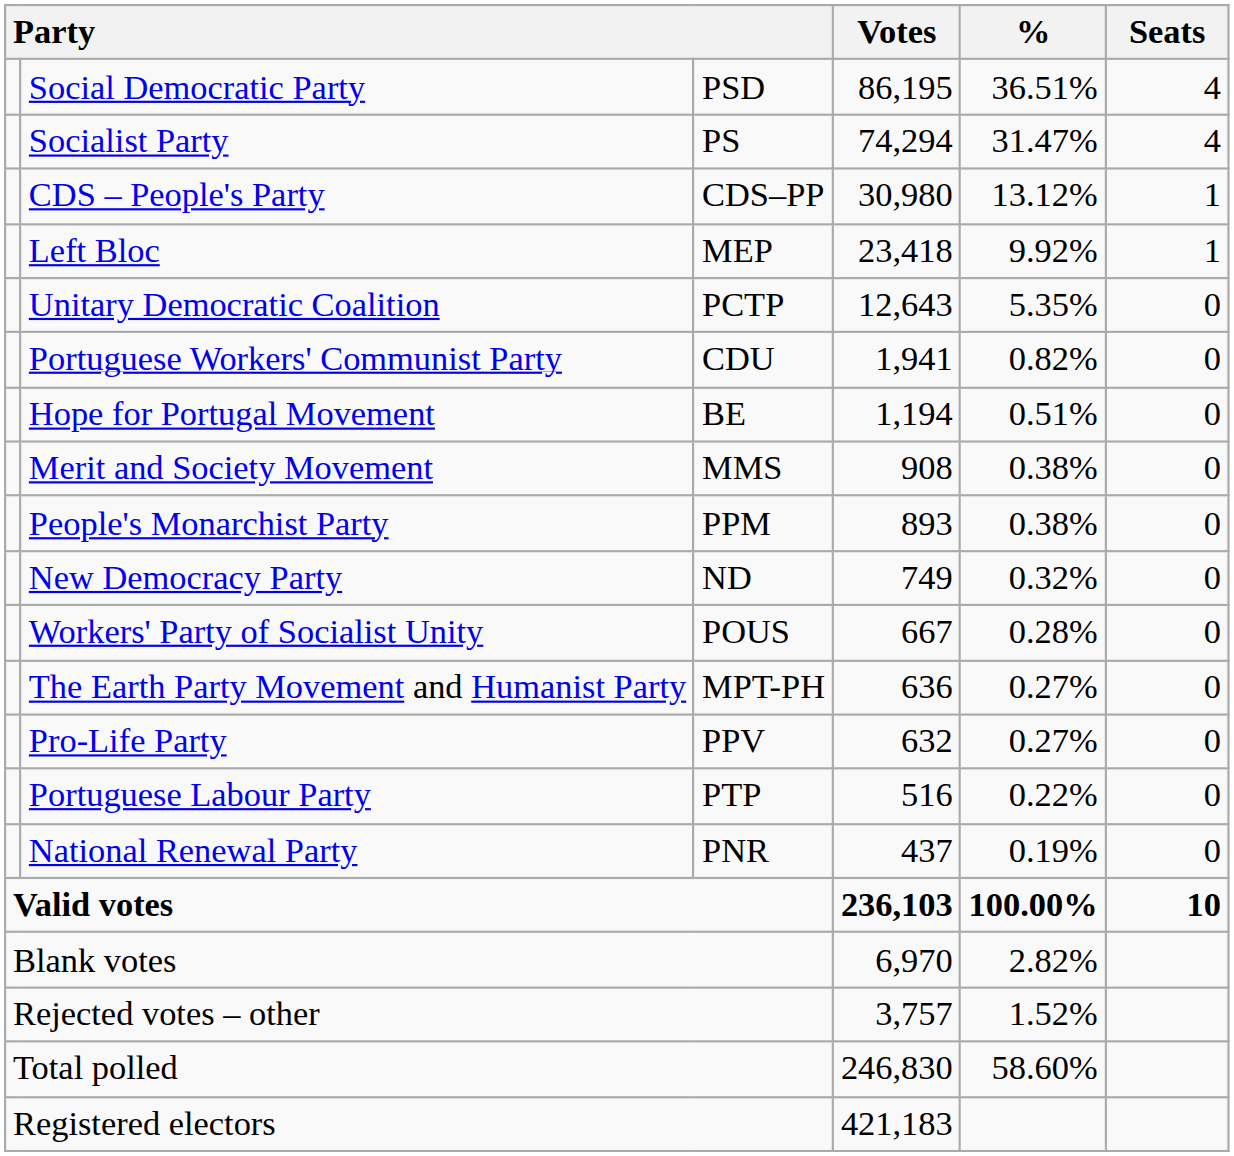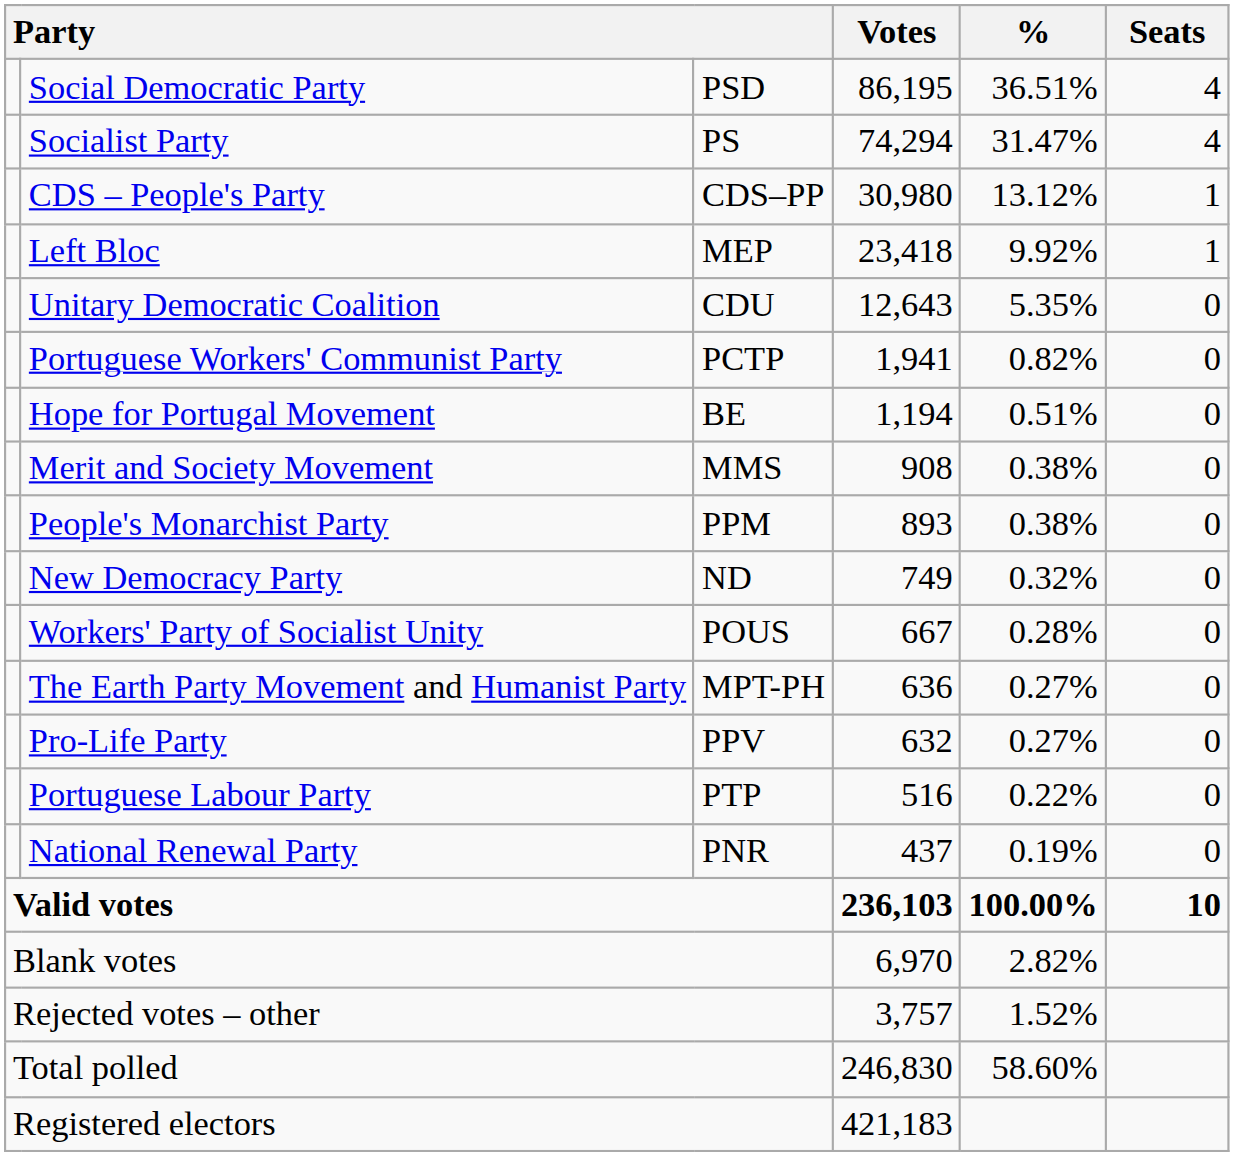(743, 304) PCTP -> (738, 304) CDU
(738, 359) CDU -> (743, 359) PCTP
